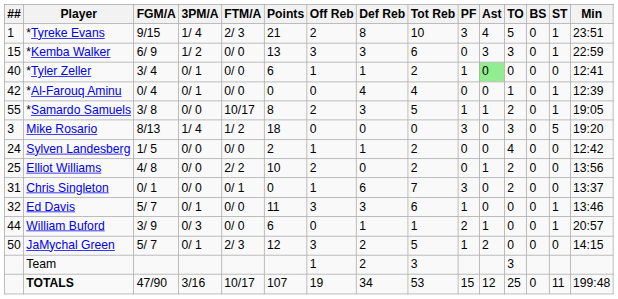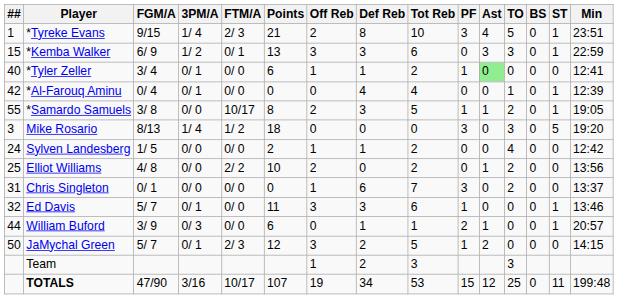(234, 52) 0/ 0 -> (234, 52) 0/ 1
(234, 187) 0/ 1 -> (234, 187) 0/ 0
